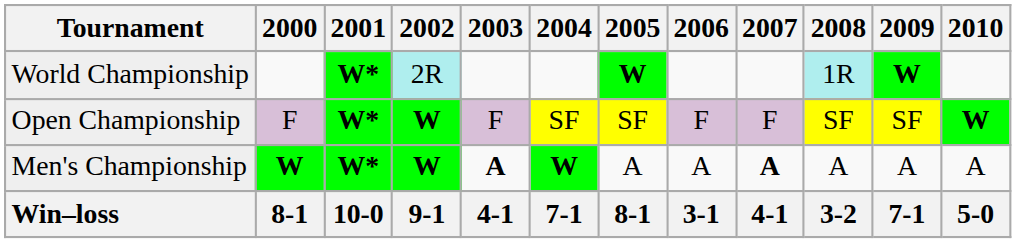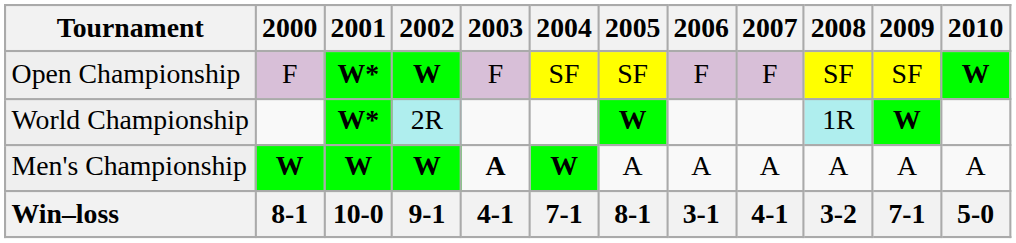rows swapped: (130, 74) <-> (126, 121)
(358, 167) W* -> (358, 167) W
(770, 167) bold -> (770, 167) normal
